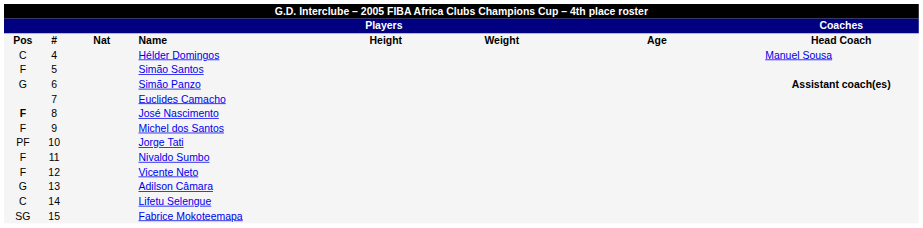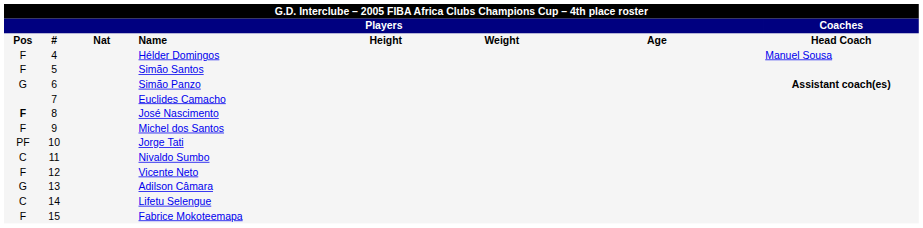(23, 55) C -> (23, 55) F
(23, 158) F -> (23, 158) C
(23, 216) SG -> (23, 216) F
